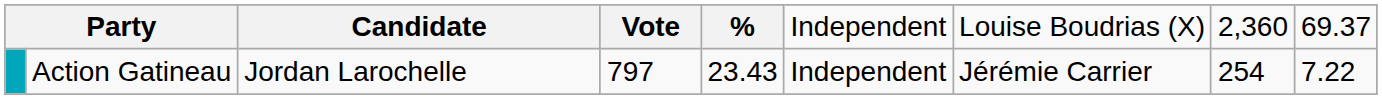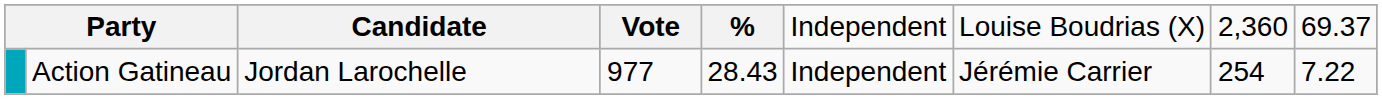(630, 71) 797 -> (630, 71) 977
(743, 71) 23.43 -> (743, 71) 28.43
